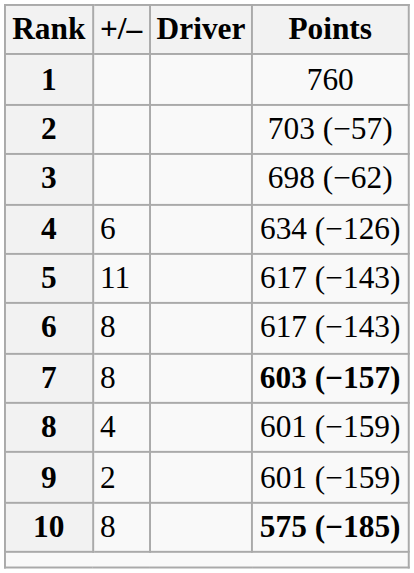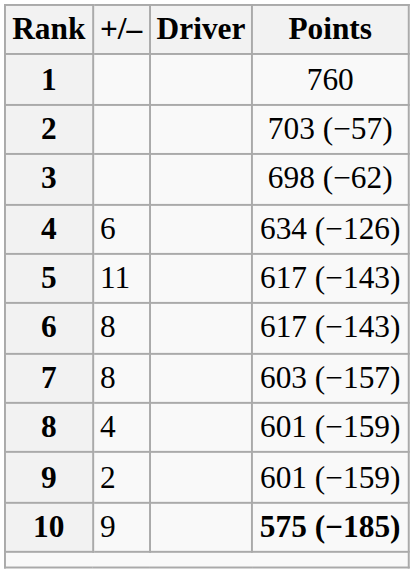(330, 377) bold -> (330, 377) normal
(108, 526) 8 -> (108, 526) 9
